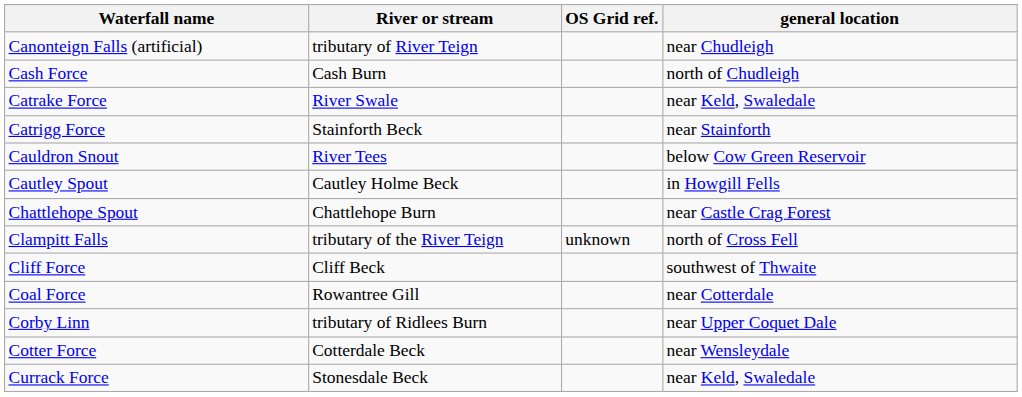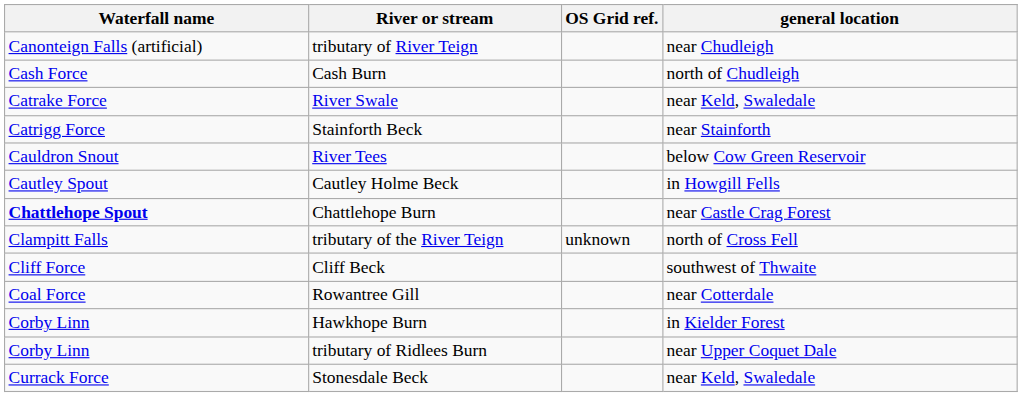(73, 211) normal -> (78, 211) bold
+ row: (370, 322)
- row: (369, 350)
